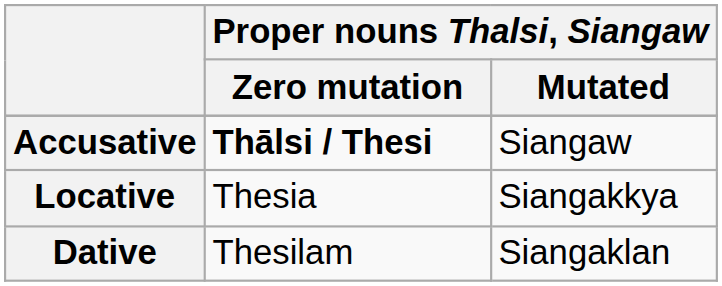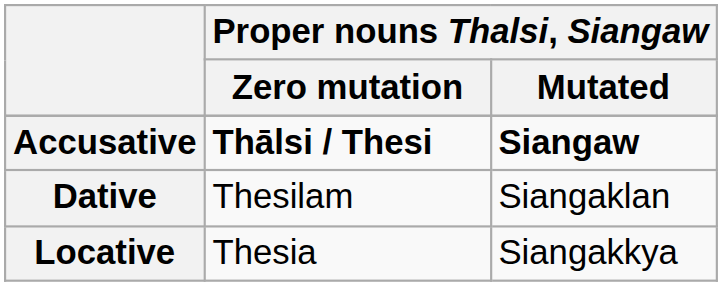(565, 142) normal -> (569, 142) bold
rows swapped: (105, 252) <-> (105, 197)
